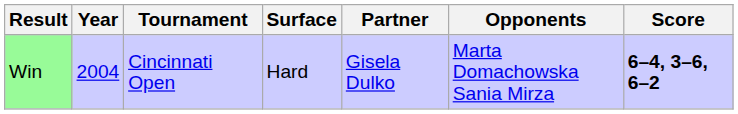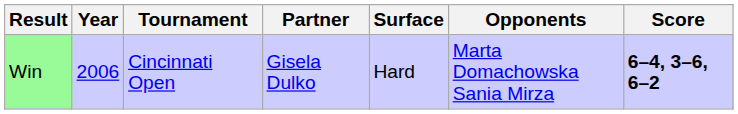columns swapped: (302, 19) <-> (395, 19)
(98, 71) 2004 -> (98, 71) 2006
